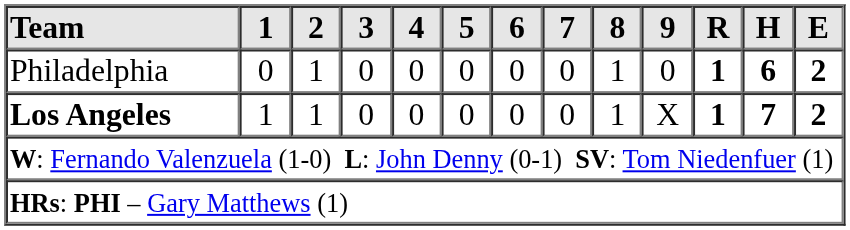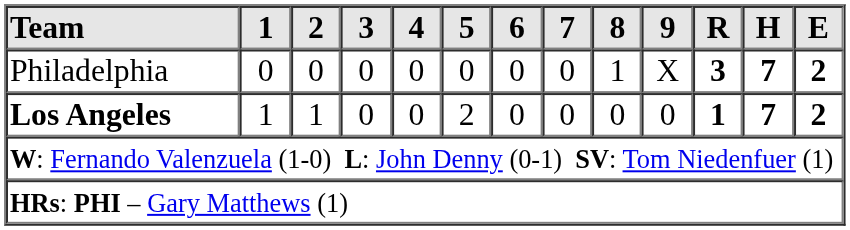(316, 70) 1 -> (316, 70) 0
(668, 70) 0 -> (668, 70) X
(718, 70) 1 -> (718, 70) 3
(768, 70) 6 -> (768, 70) 7
(467, 114) 0 -> (467, 114) 2
(617, 114) 1 -> (617, 114) 0
(668, 114) X -> (668, 114) 0
